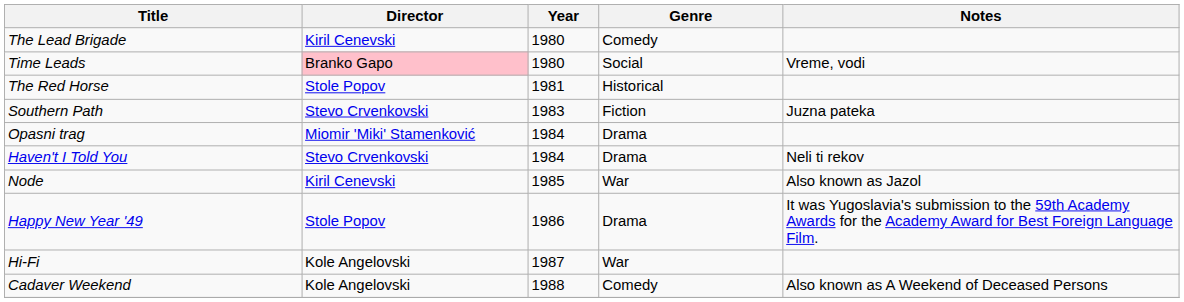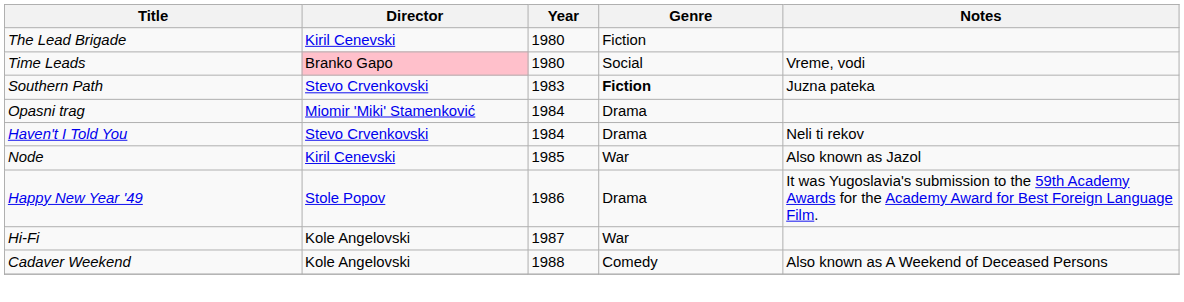(630, 39) Comedy -> (624, 39) Fiction
- row: (58, 87)
(624, 110) normal -> (627, 87) bold
